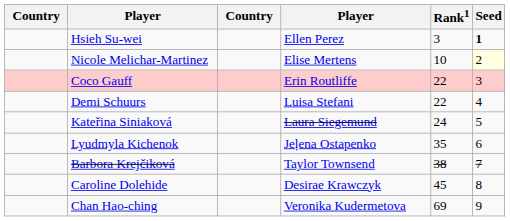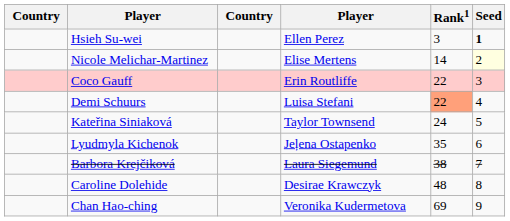(440, 60) 10 -> (440, 60) 14
(440, 101) no background -> (440, 101) lightsalmon background
(330, 122) Laura Siegemund -> (329, 122) Taylor Townsend
(329, 164) Taylor Townsend -> (330, 164) Laura Siegemund
(440, 184) 45 -> (440, 184) 48
